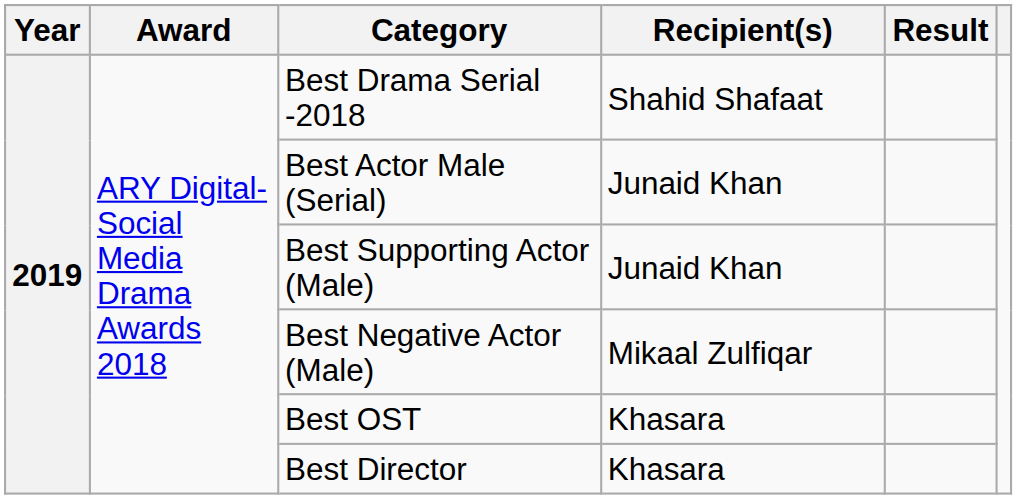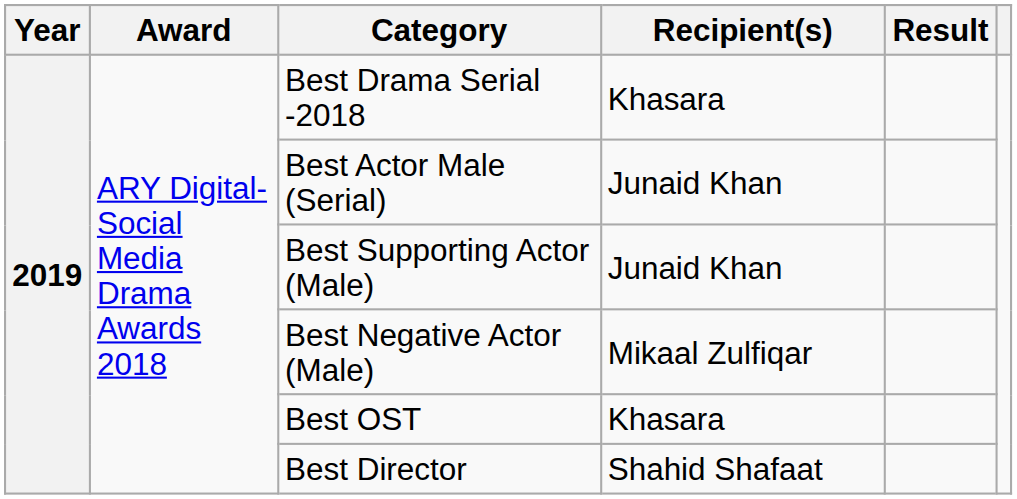(715, 98) Shahid Shafaat -> (666, 98) Khasara
(666, 470) Khasara -> (715, 470) Shahid Shafaat
